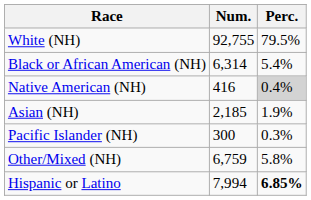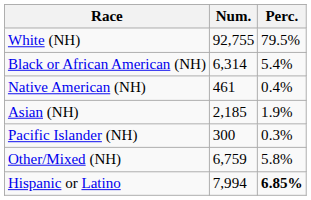(224, 87) 416 -> (224, 87) 461
(277, 87) lightgrey background -> (277, 87) no background
